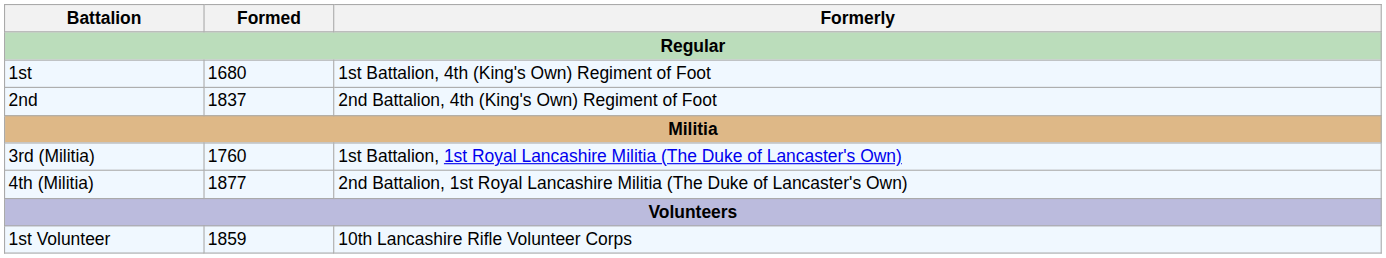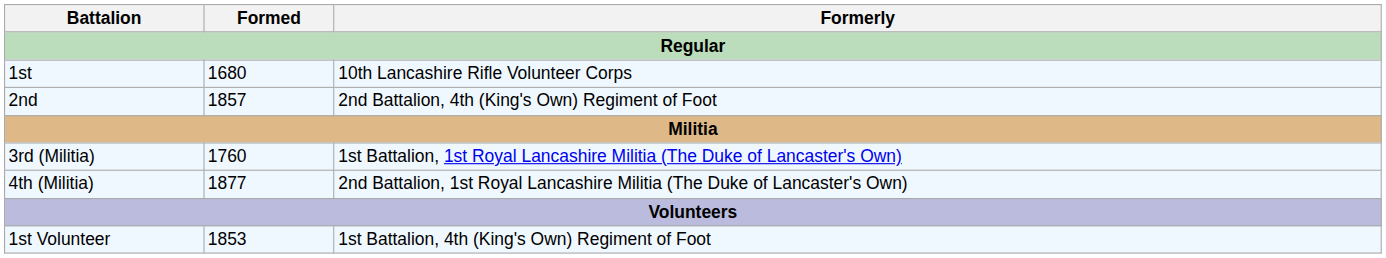(525, 73) 1st Battalion, 4th (King's Own) Regiment of Foot -> (485, 73) 10th Lancashire Rifle Volunteer Corps
(227, 101) 1837 -> (227, 101) 1857
(227, 239) 1859 -> (227, 239) 1853
(485, 239) 10th Lancashire Rifle Volunteer Corps -> (525, 239) 1st Battalion, 4th (King's Own) Regiment of Foot
